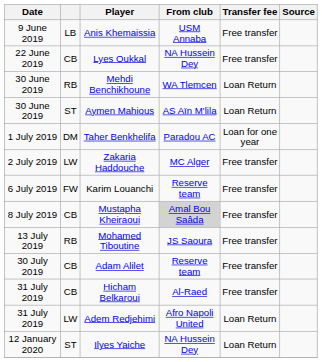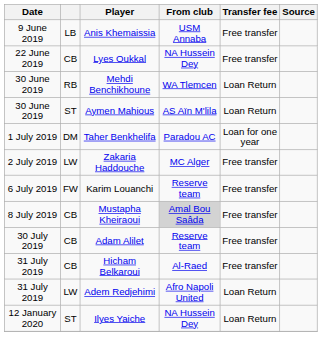- row: (120, 241)
